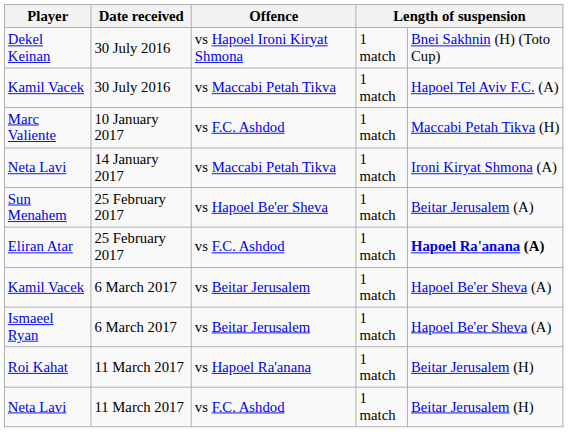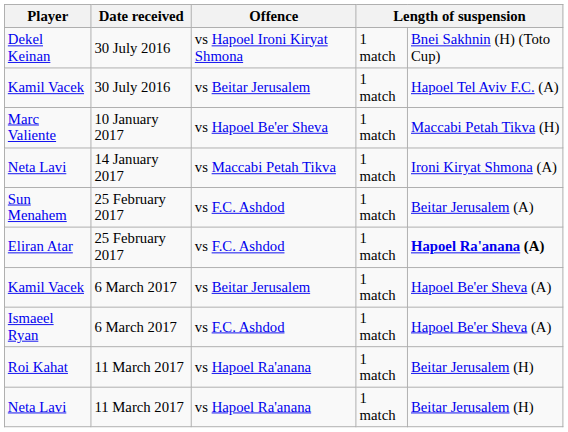(265, 87) vs Maccabi Petah Tikva -> (253, 87) vs Beitar Jerusalem
(240, 127) vs F.C. Ashdod -> (261, 127) vs Hapoel Be'er Sheva
(261, 207) vs Hapoel Be'er Sheva -> (240, 207) vs F.C. Ashdod
(253, 327) vs Beitar Jerusalem -> (240, 327) vs F.C. Ashdod
(240, 406) vs F.C. Ashdod -> (253, 406) vs Hapoel Ra'anana
